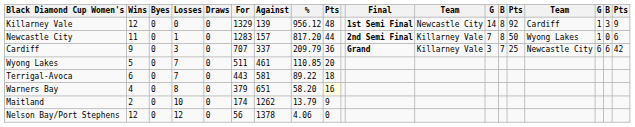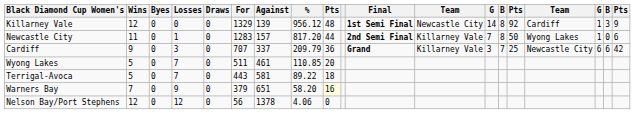(131, 76) 6 -> (131, 76) 5
(131, 89) 4 -> (131, 89) 7
(176, 89) 8 -> (176, 89) 9
- row: (25, 102)
